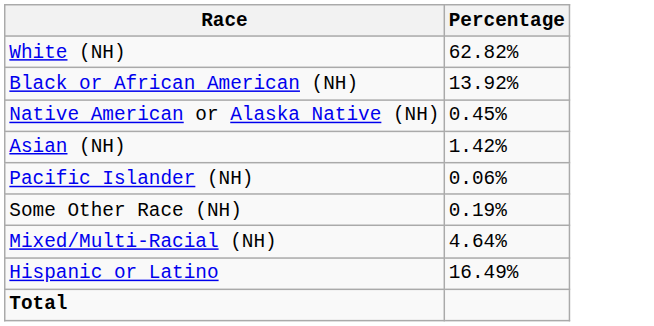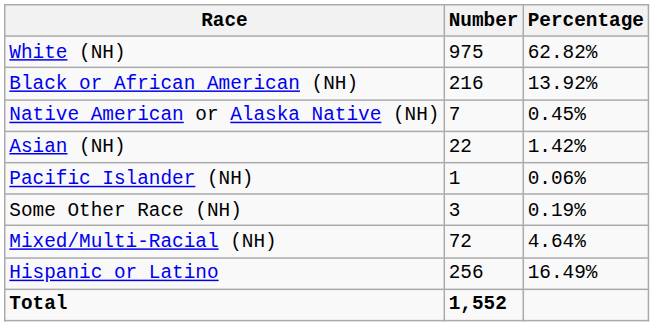+ column: (484, 21)
